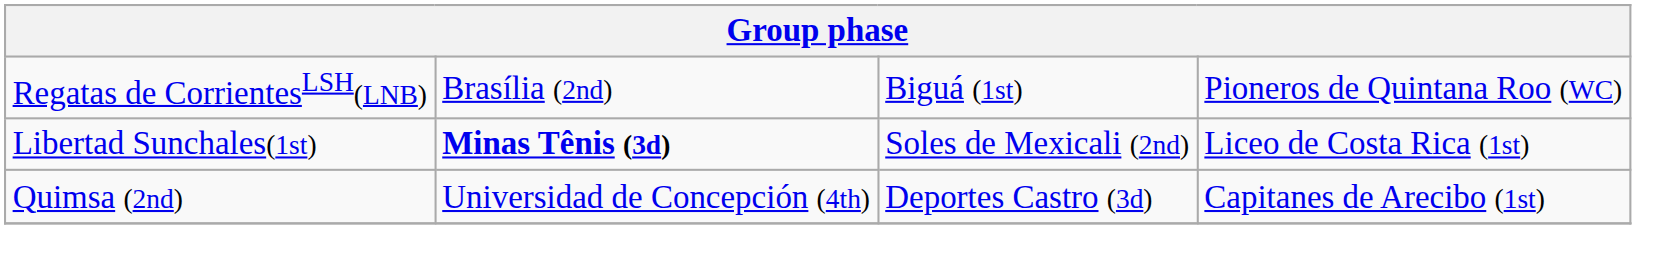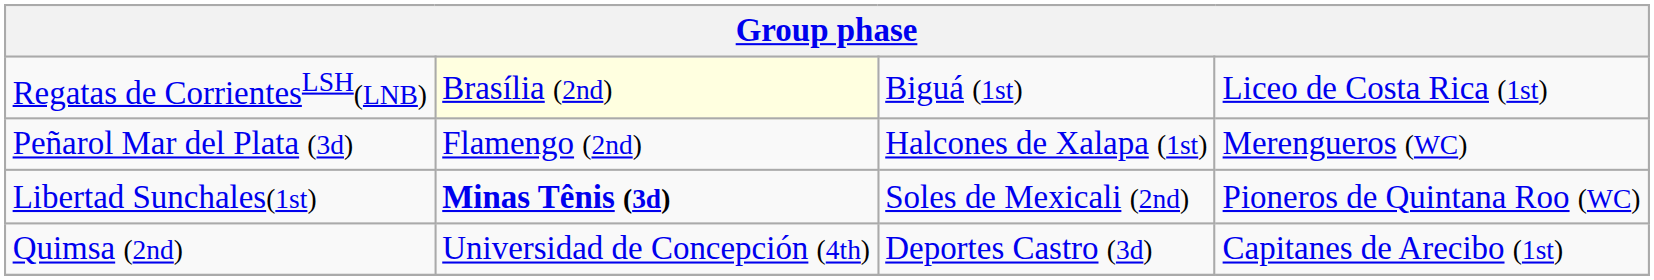(527, 87) no background -> (527, 87) lightyellow background
(1413, 87) Pioneros de Quintana Roo (WC) -> (1385, 87) Liceo de Costa Rica (1st)
+ row: (183, 144)
(1367, 144) Liceo de Costa Rica (1st) -> (1432, 196) Pioneros de Quintana Roo (WC)
